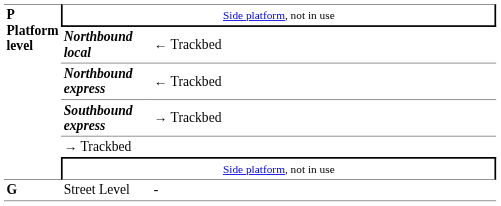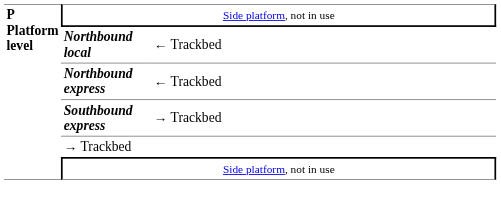- row: (97, 190)
